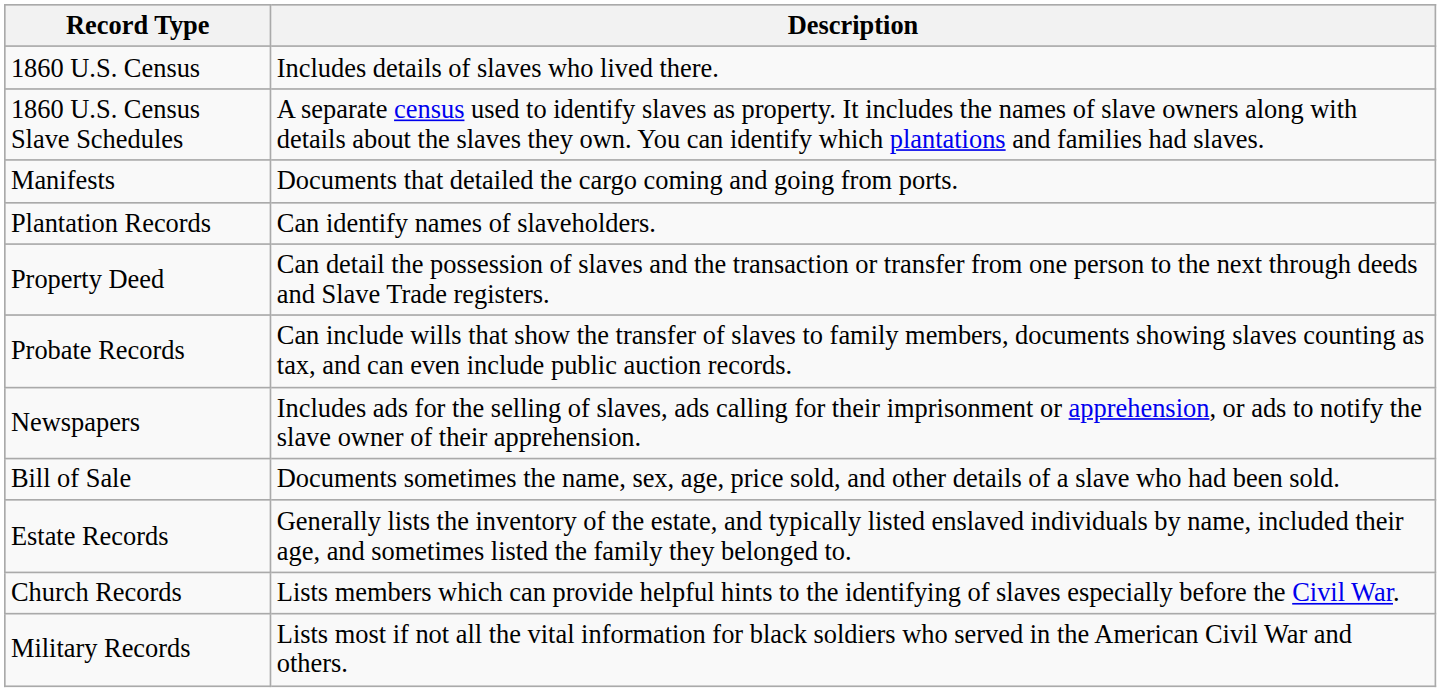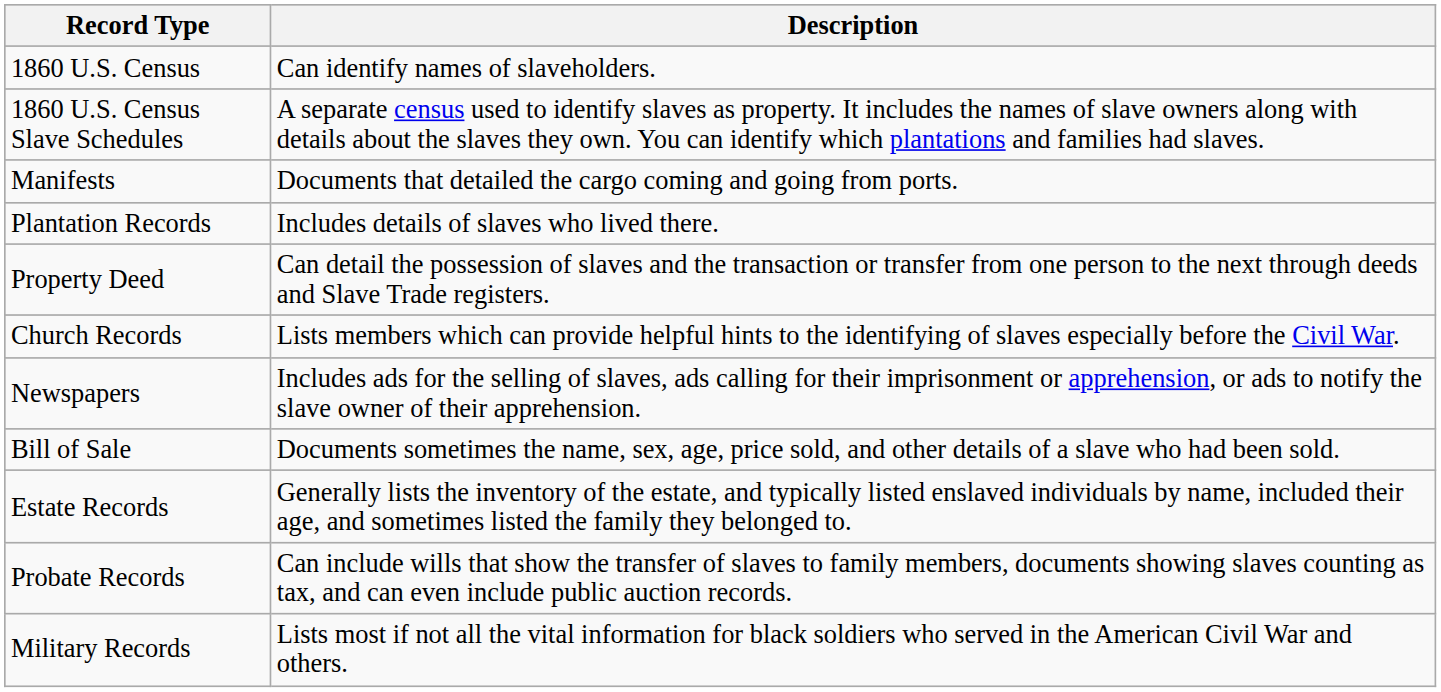(498, 67) Includes details of slaves who lived there. -> (466, 67) Can identify names of slaveholders.
(466, 222) Can identify names of slaveholders. -> (498, 222) Includes details of slaves who lived there.
rows swapped: (98, 350) <-> (96, 592)
